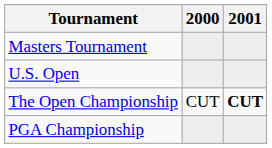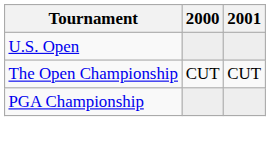- row: (78, 46)
(245, 102) bold -> (244, 74) normal
